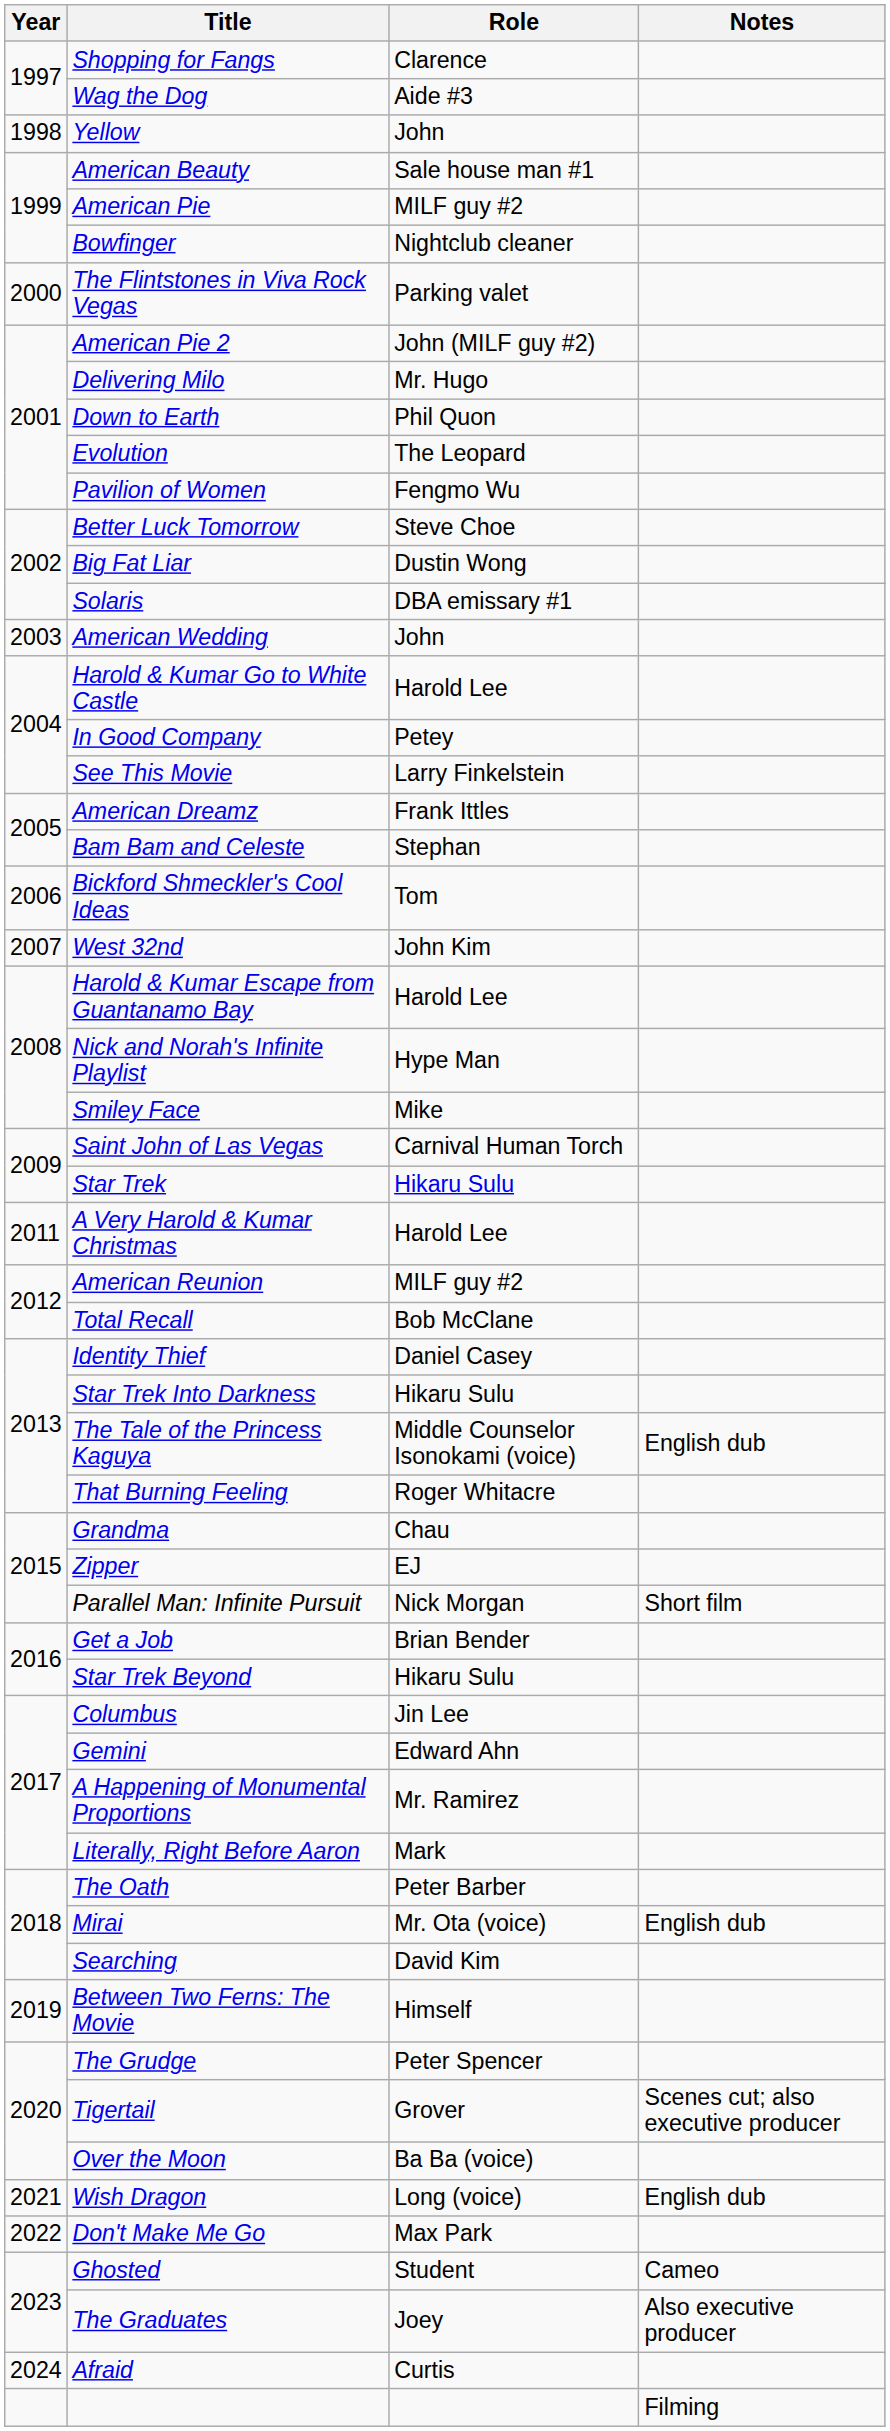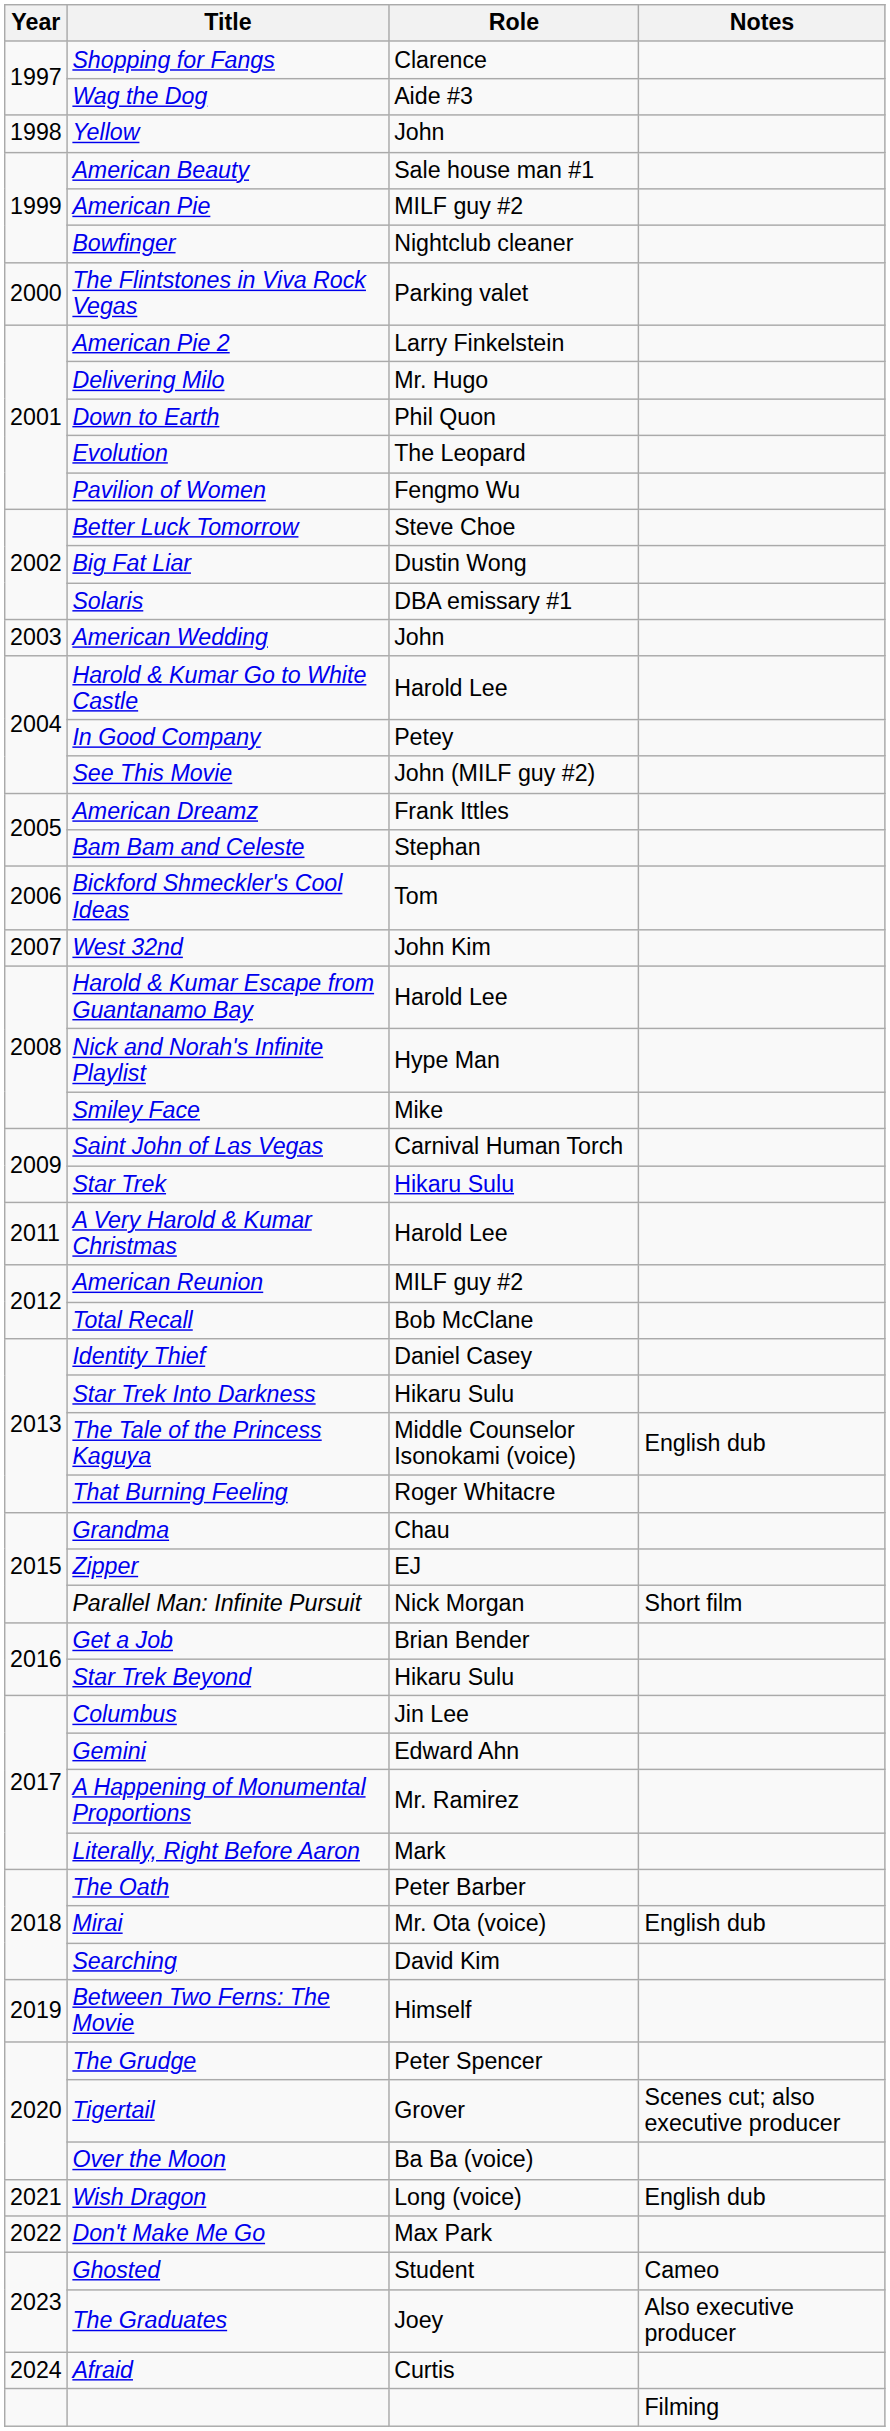(495, 343) John (MILF guy #2) -> (479, 343) Larry Finkelstein
(479, 774) Larry Finkelstein -> (495, 774) John (MILF guy #2)
